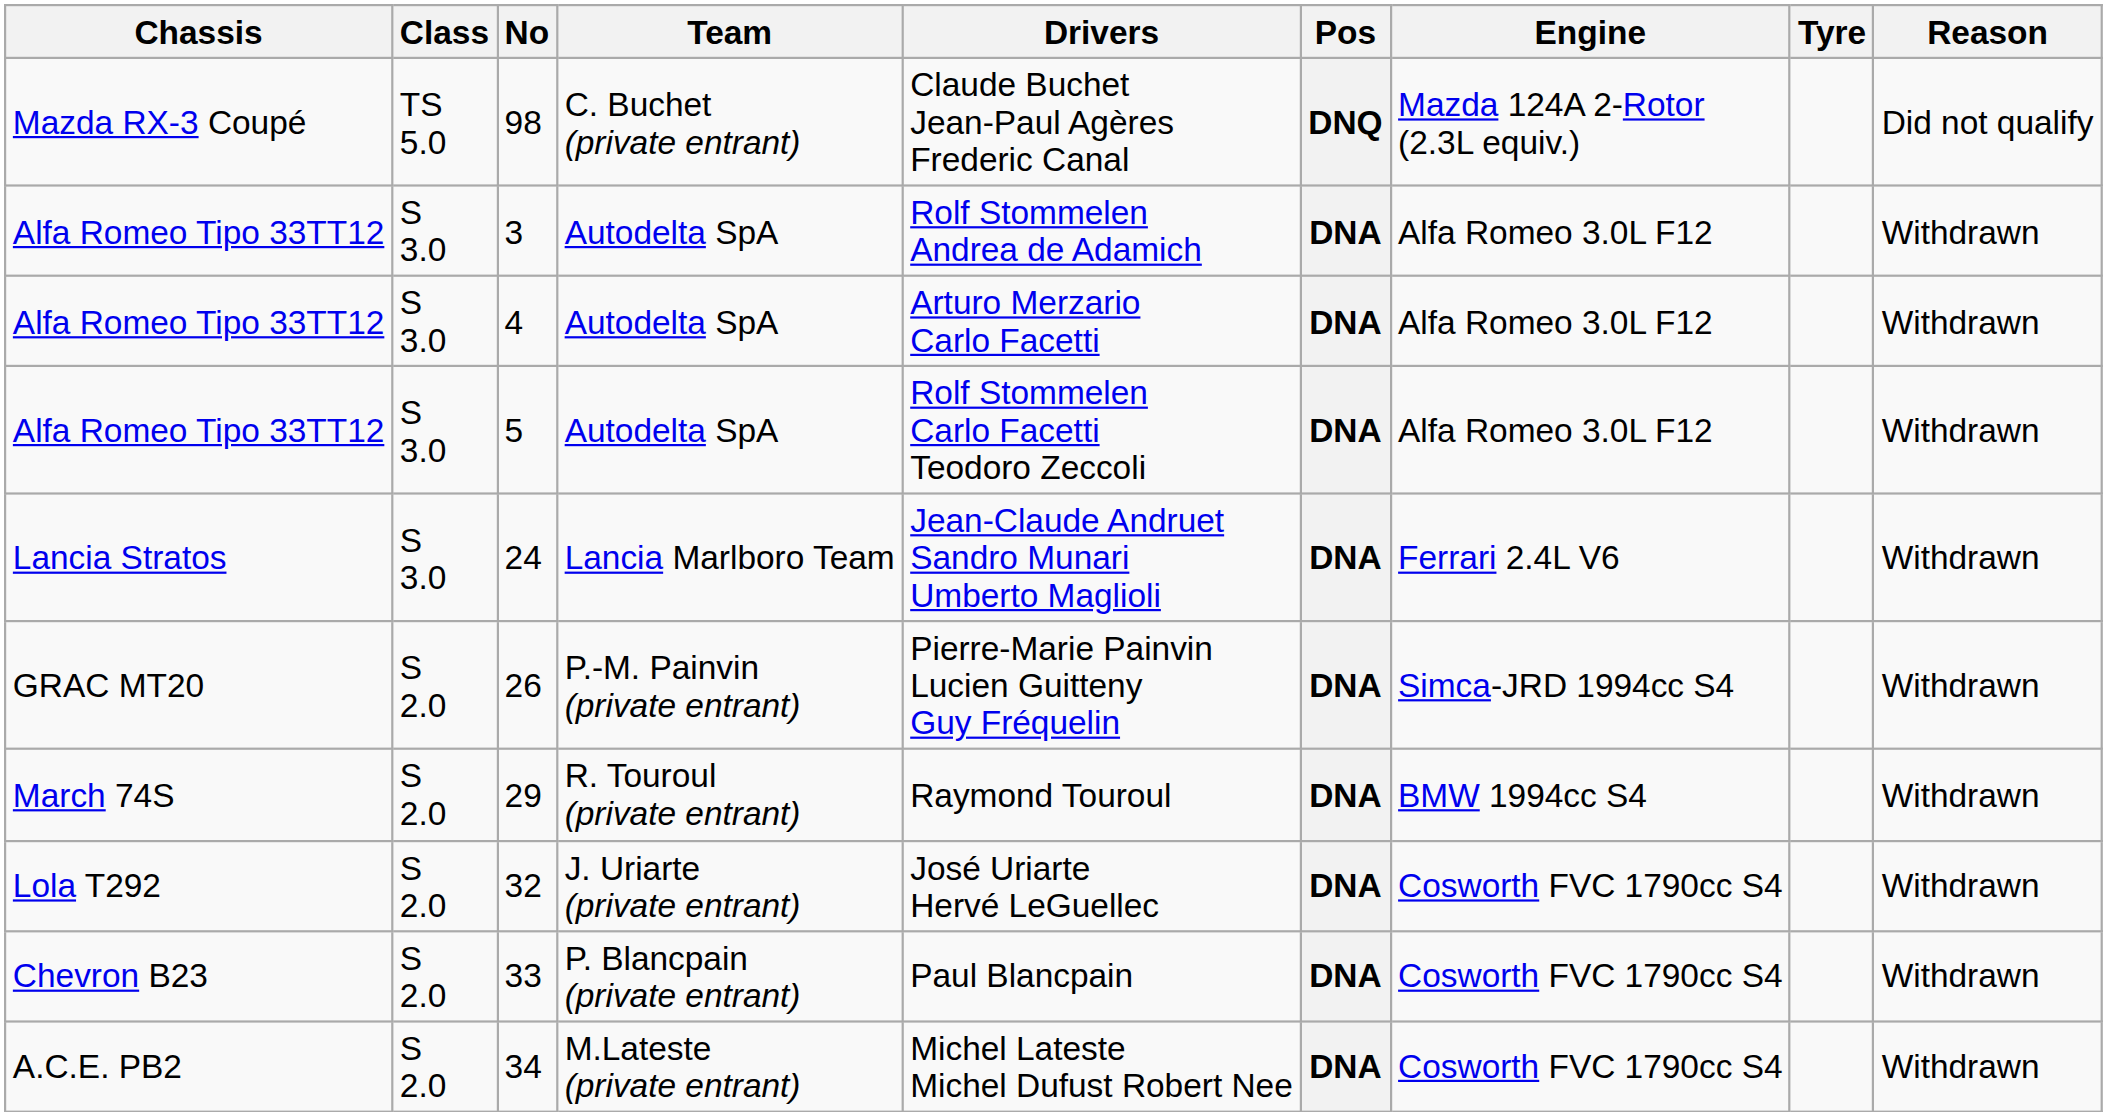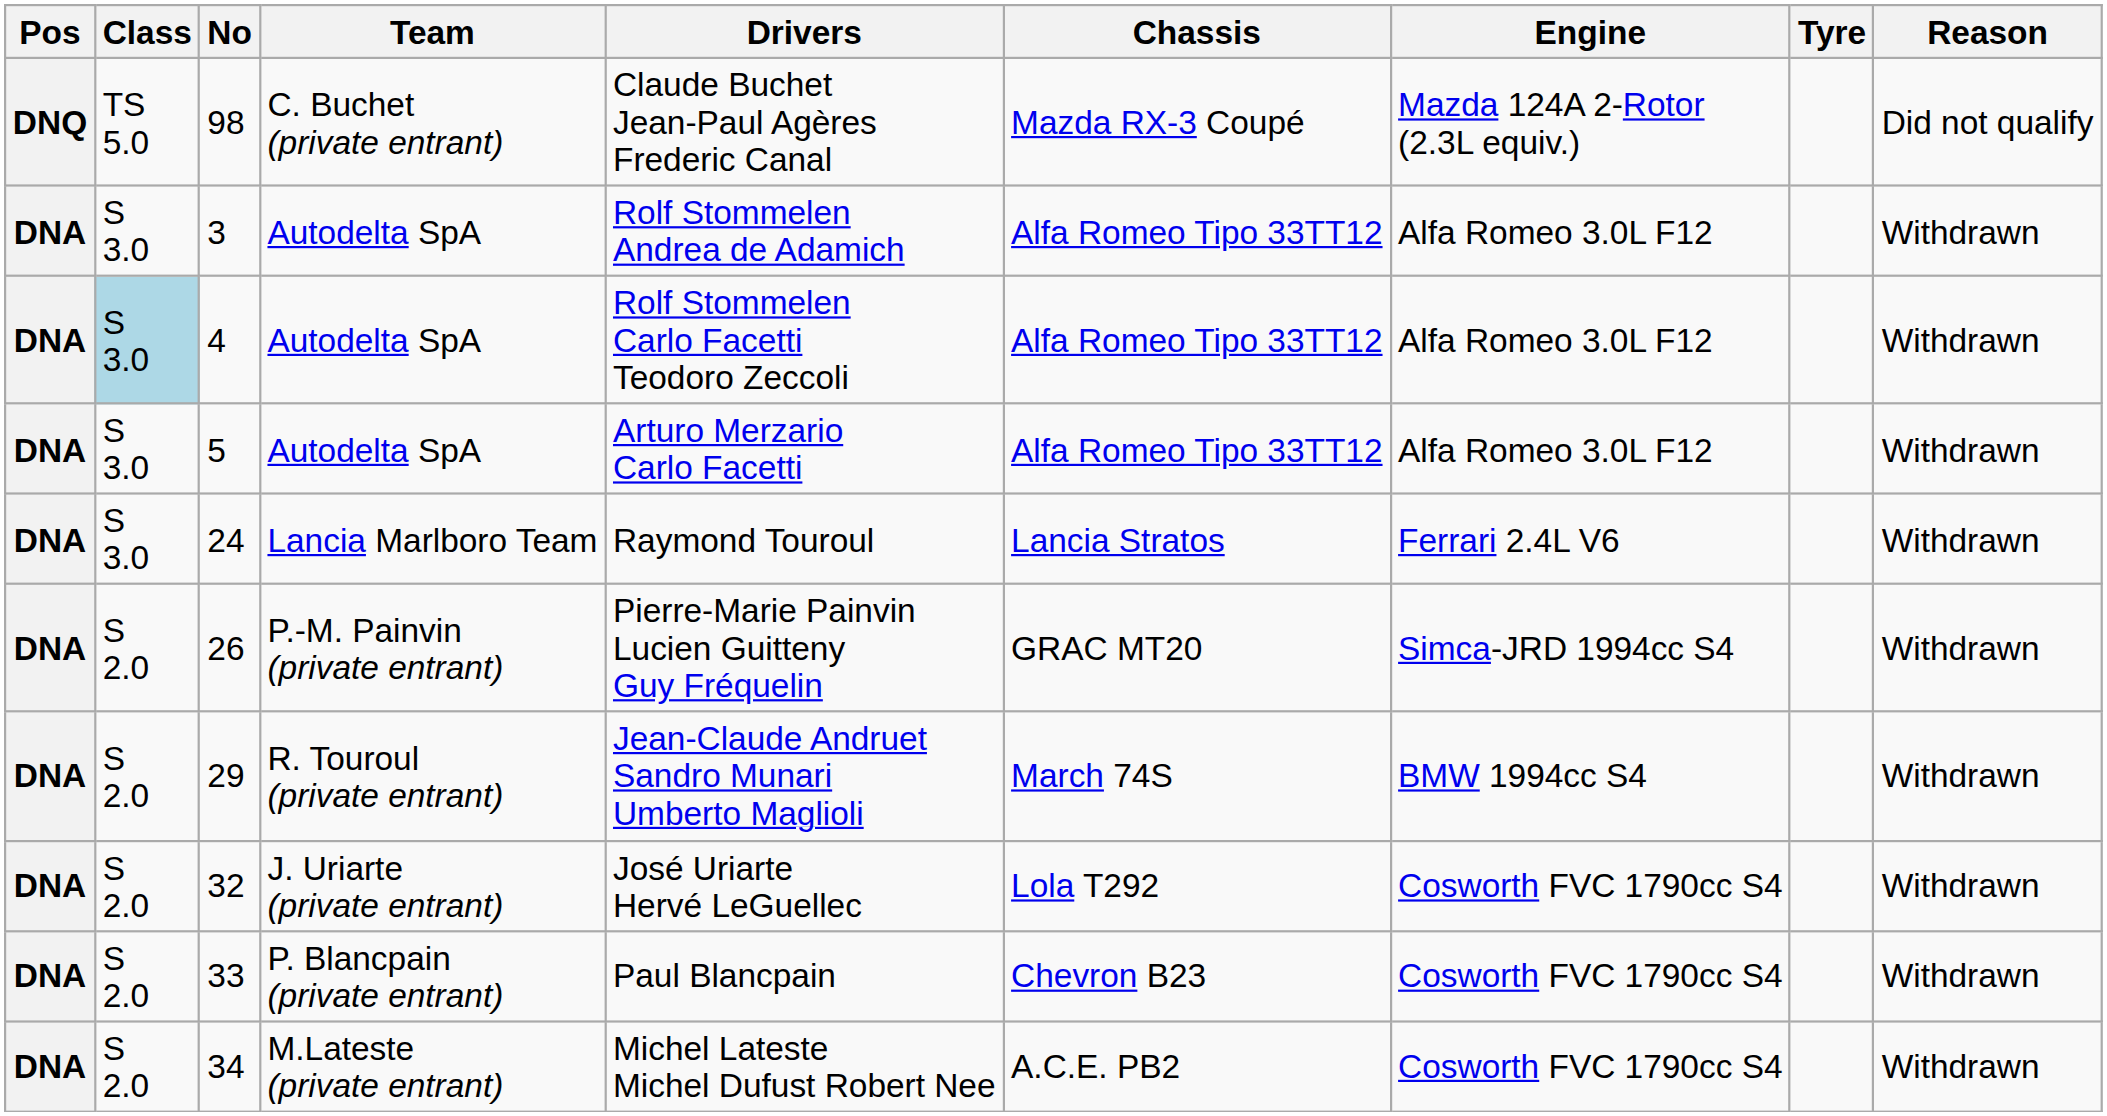columns swapped: (1345, 32) <-> (199, 32)
(423, 321) no background -> (126, 340) lightblue background
(1025, 321) Arturo Merzario Carlo Facetti -> (732, 340) Rolf Stommelen Carlo Facetti Teodoro Zeccoli
(1029, 431) Rolf Stommelen Carlo Facetti Teodoro Zeccoli -> (728, 449) Arturo Merzario Carlo Facetti
(1067, 558) Jean-Claude Andruet Sandro Munari Umberto Maglioli -> (744, 540) Raymond Touroul
(1041, 795) Raymond Touroul -> (770, 776) Jean-Claude Andruet Sandro Munari Umberto Maglioli
